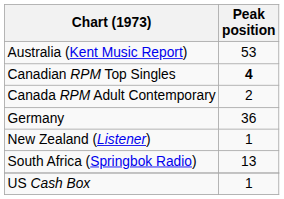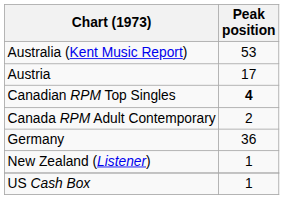+ row: (29, 74)
- row: (102, 161)
